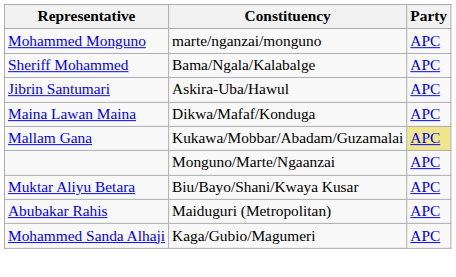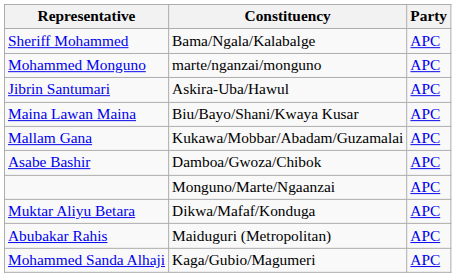rows swapped: (77, 41) <-> (68, 65)
(244, 114) Dikwa/Mafaf/Konduga -> (265, 114) Biu/Bayo/Shani/Kwaya Kusar
(425, 138) khaki background -> (425, 138) no background
+ row: (49, 162)
(265, 187) Biu/Bayo/Shani/Kwaya Kusar -> (244, 211) Dikwa/Mafaf/Konduga
